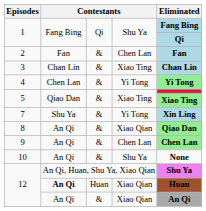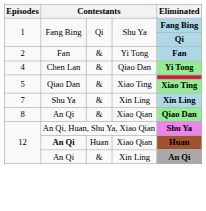(135, 53) Chen Lan -> (135, 53) Yi Tong
- row: (23, 67)
(135, 81) Yi Tong -> (135, 67) Qiao Dan
(135, 114) Yi Tong -> (135, 100) Xin Ling
- row: (23, 142)
- row: (23, 156)
(135, 198) Xiao Qian -> (135, 156) Xin Ling
